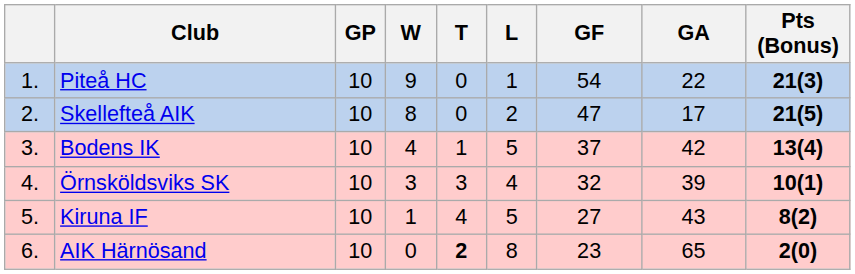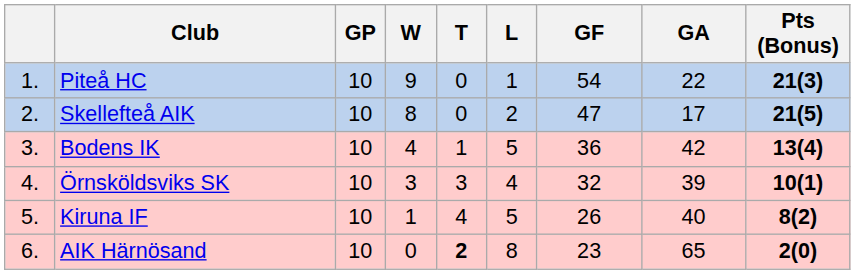(589, 148) 37 -> (589, 148) 36
(589, 217) 27 -> (589, 217) 26
(694, 217) 43 -> (694, 217) 40
